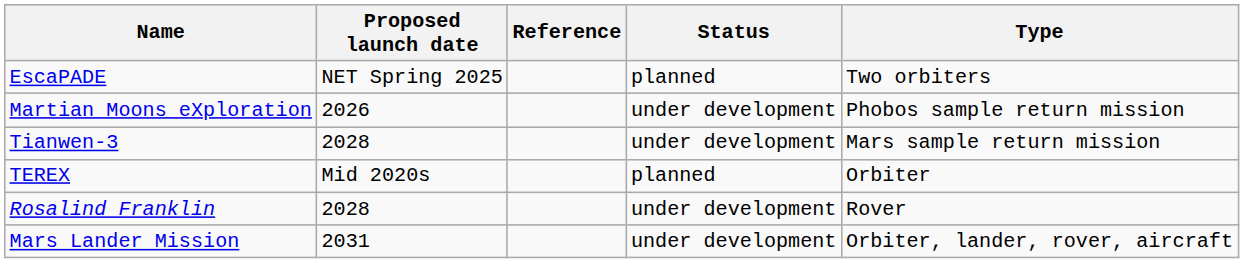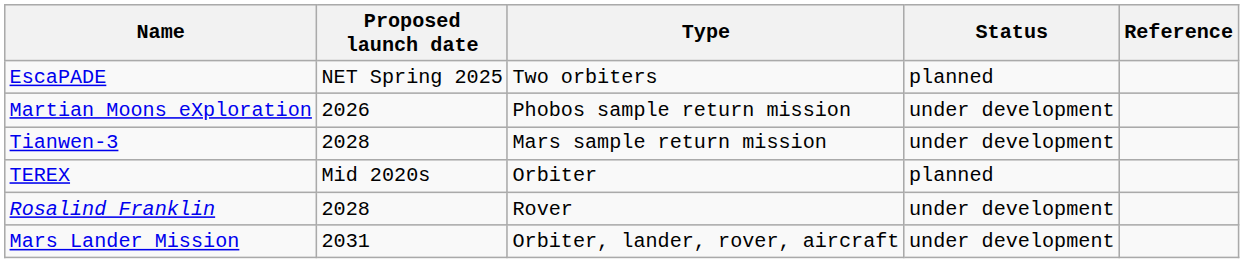columns swapped: (1040, 33) <-> (567, 33)
